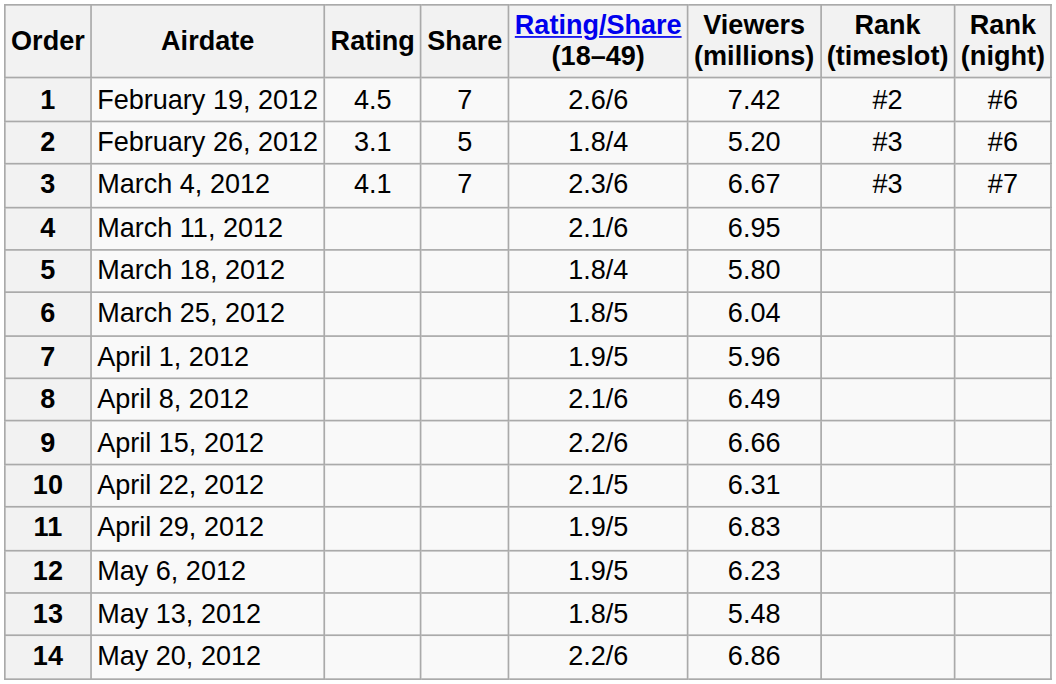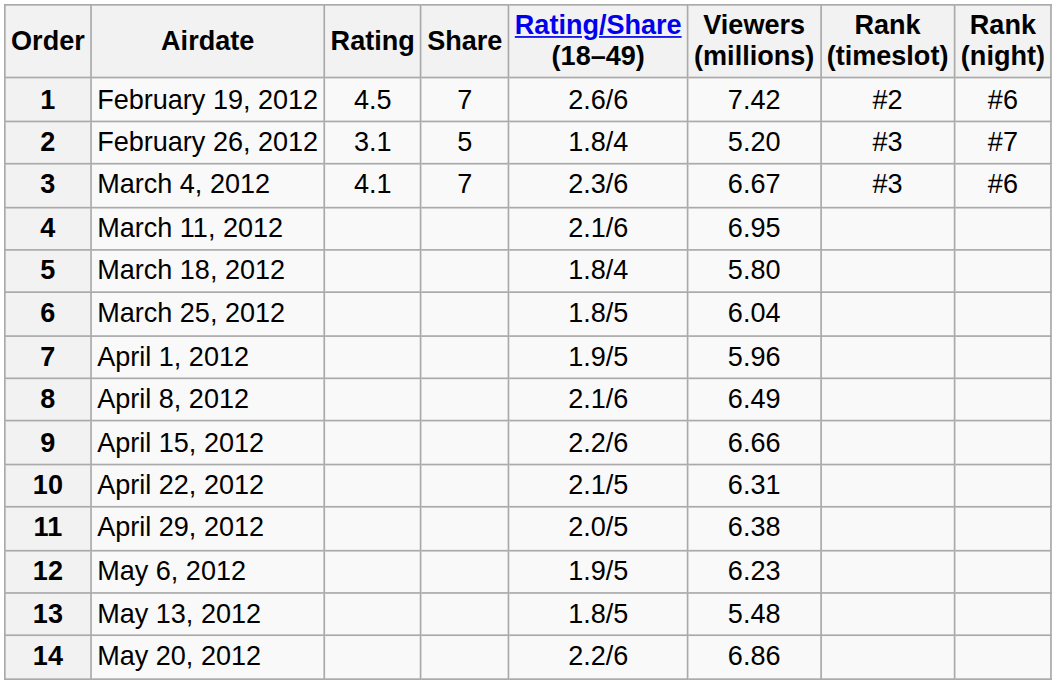(1003, 142) #6 -> (1003, 142) #7
(1003, 185) #7 -> (1003, 185) #6
(598, 528) 1.9/5 -> (598, 528) 2.0/5
(754, 528) 6.83 -> (754, 528) 6.38
